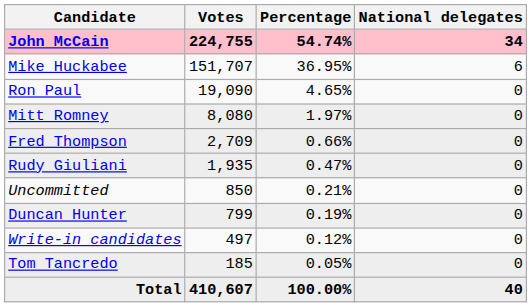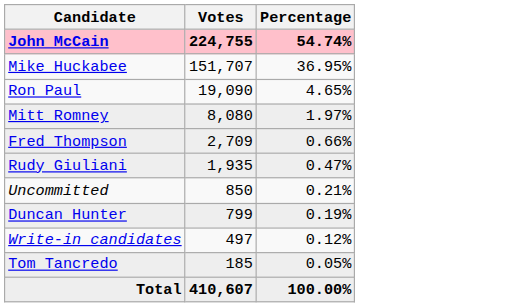- column: (441, 17)
